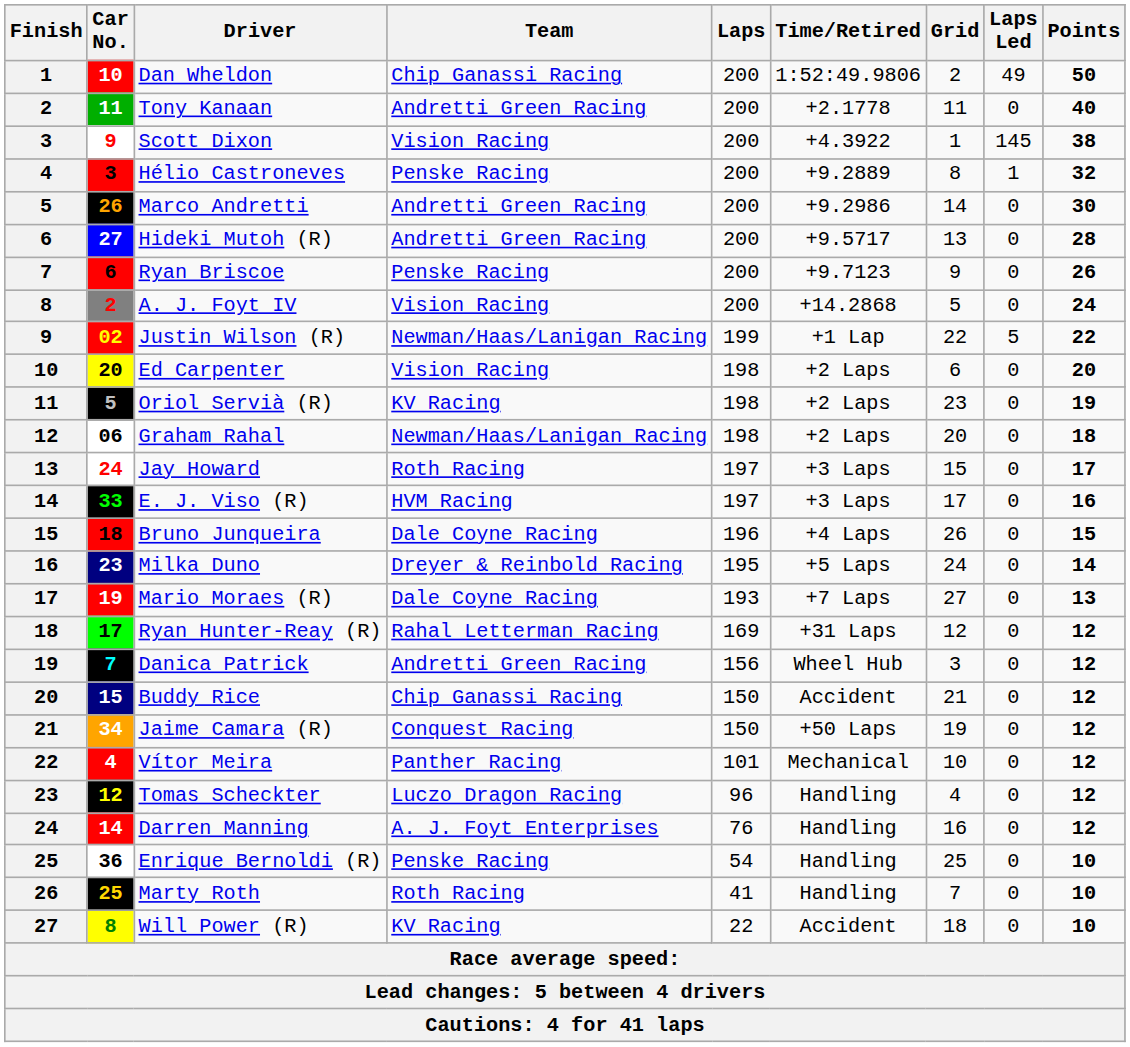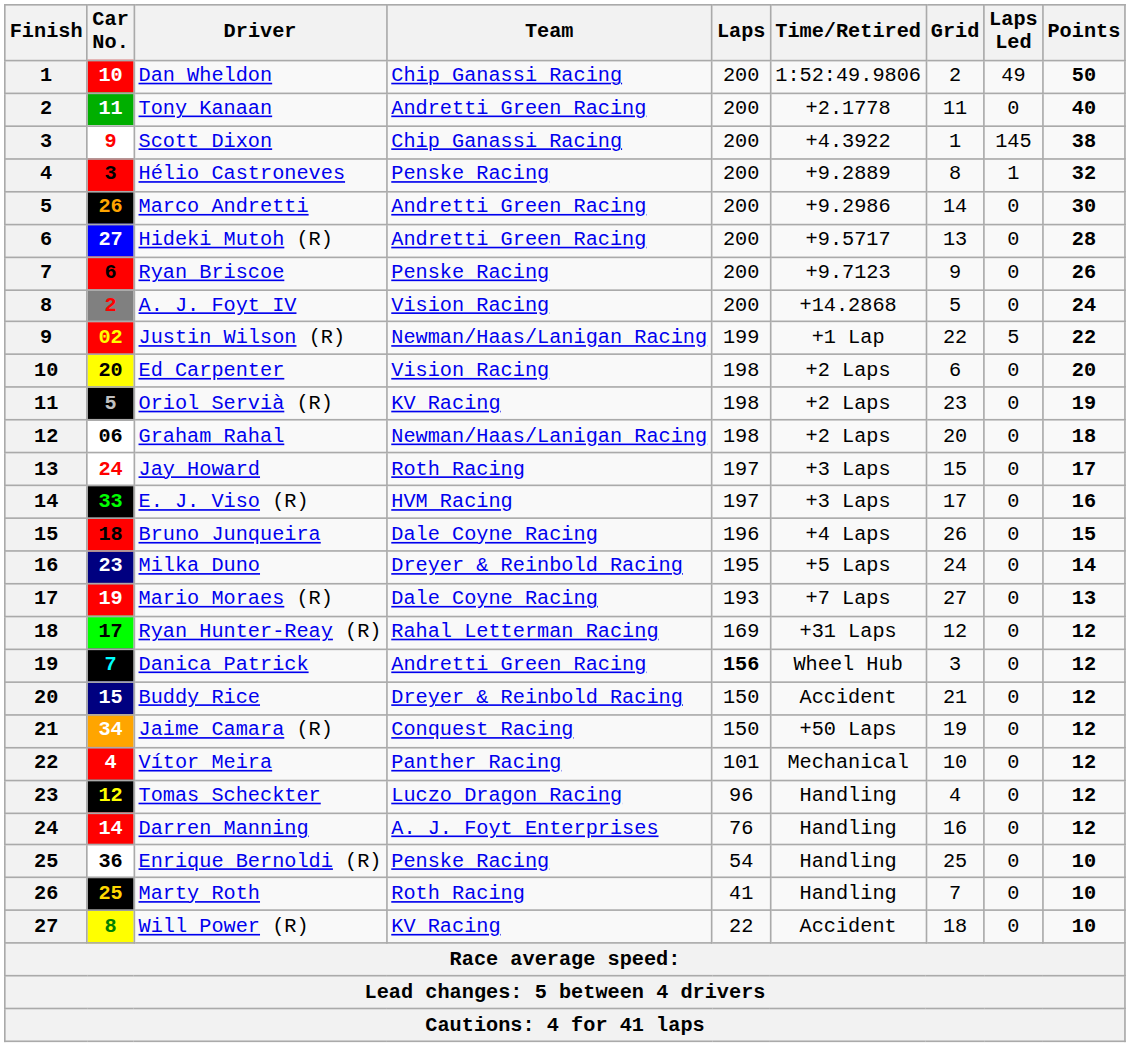(470, 143) Vision Racing -> (507, 143) Chip Ganassi Racing
(741, 666) normal -> (741, 666) bold
(507, 698) Chip Ganassi Racing -> (537, 698) Dreyer & Reinbold Racing
